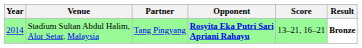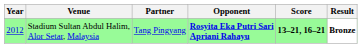(15, 31) 2014 -> (15, 31) 2012
(301, 31) normal -> (301, 31) bold
